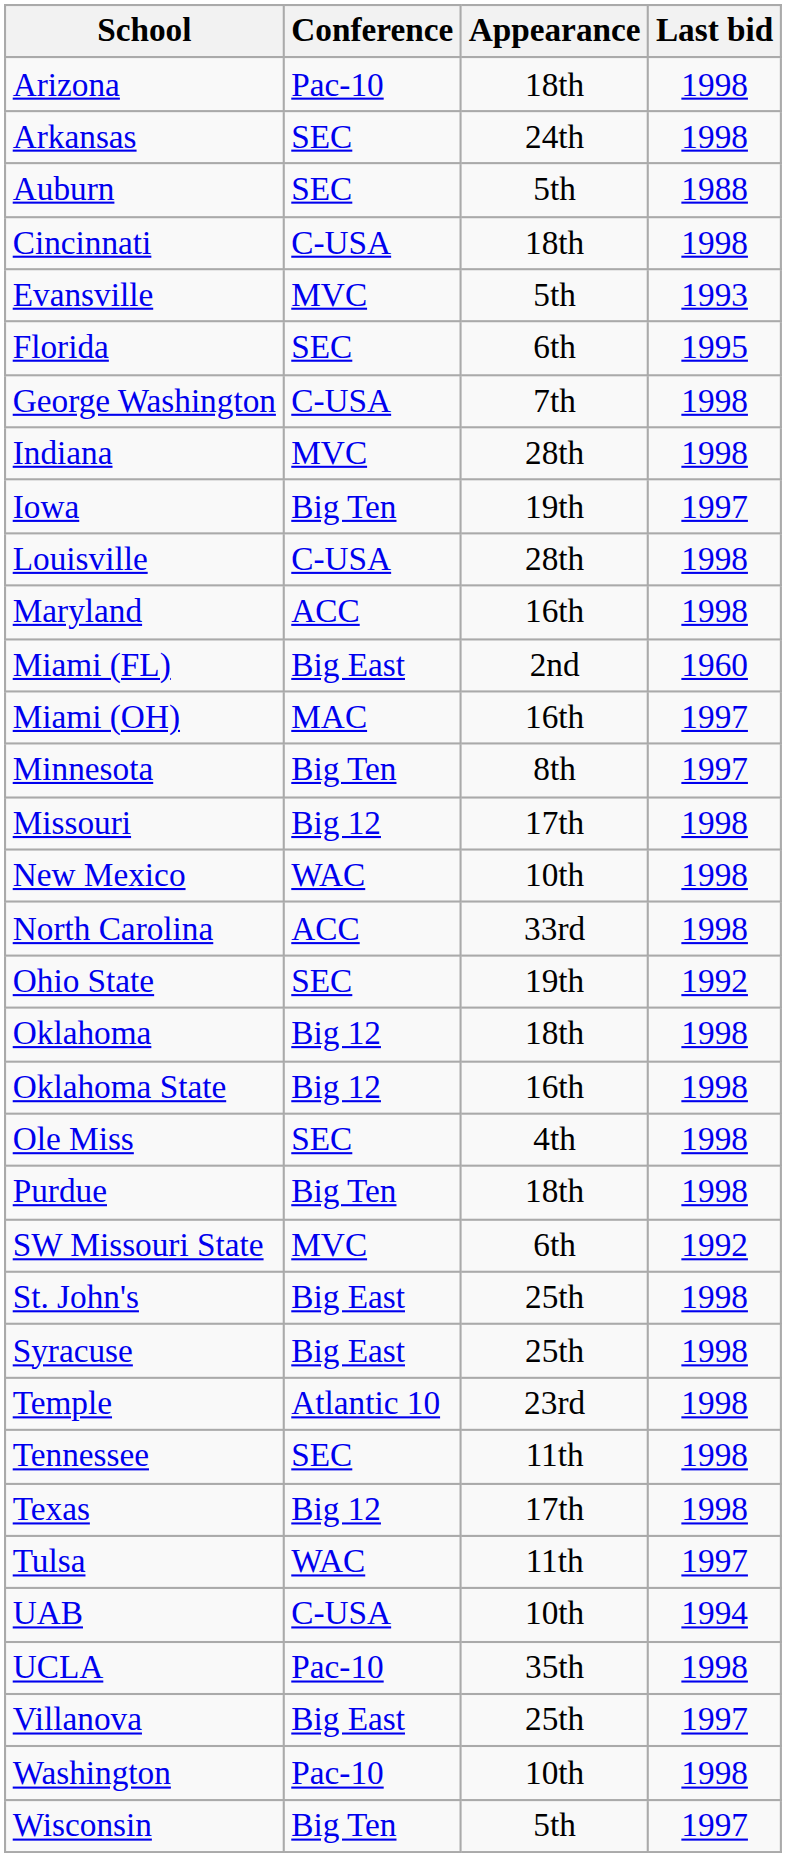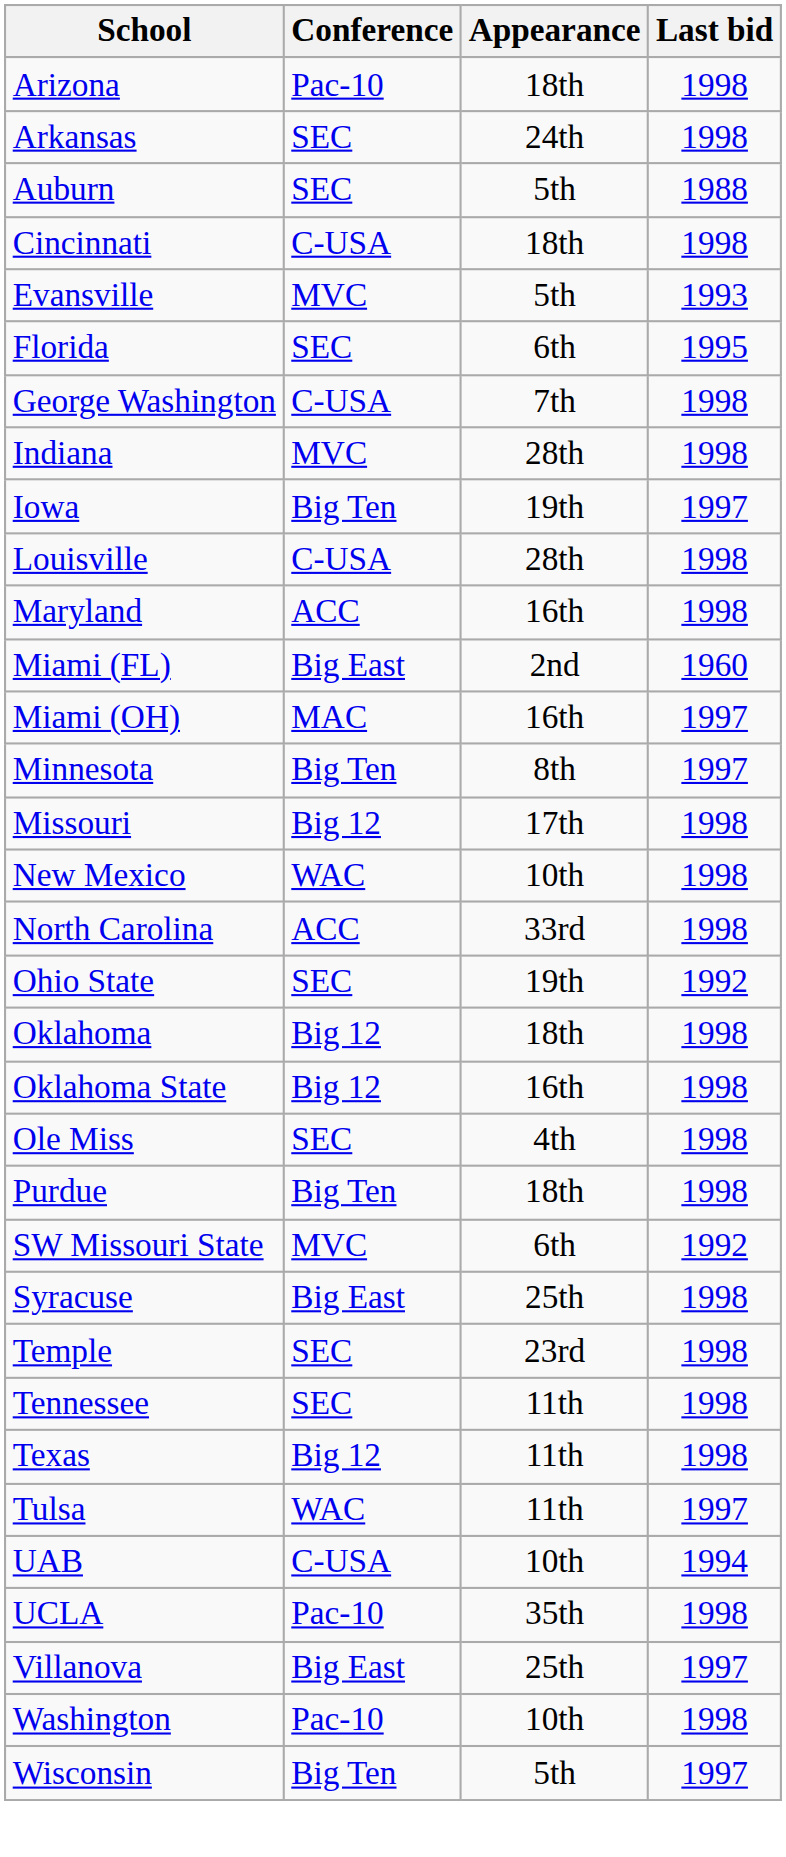- row: (76, 1297)
(366, 1403) Atlantic 10 -> (322, 1350) SEC
(555, 1508) 17th -> (555, 1455) 11th
